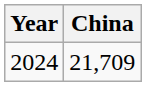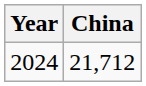(102, 61) 21,709 -> (102, 61) 21,712
